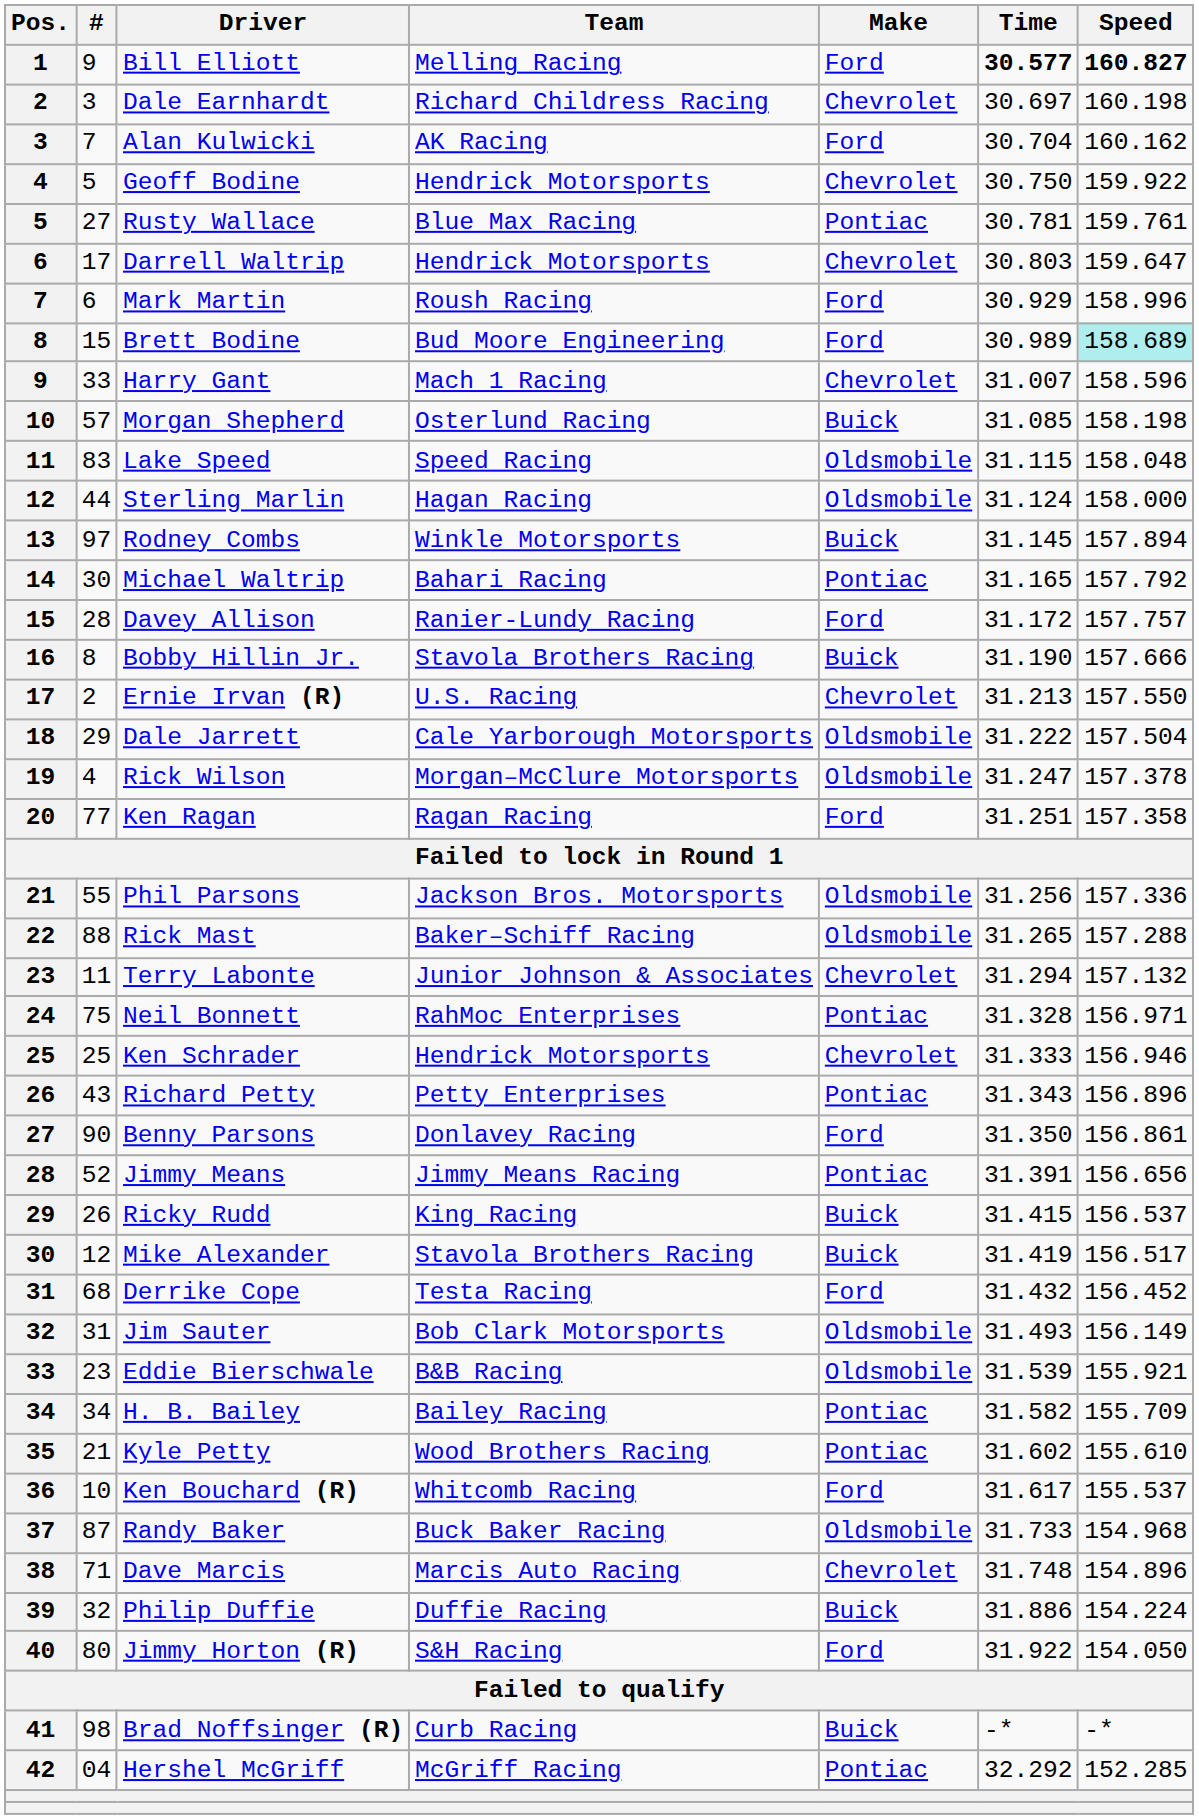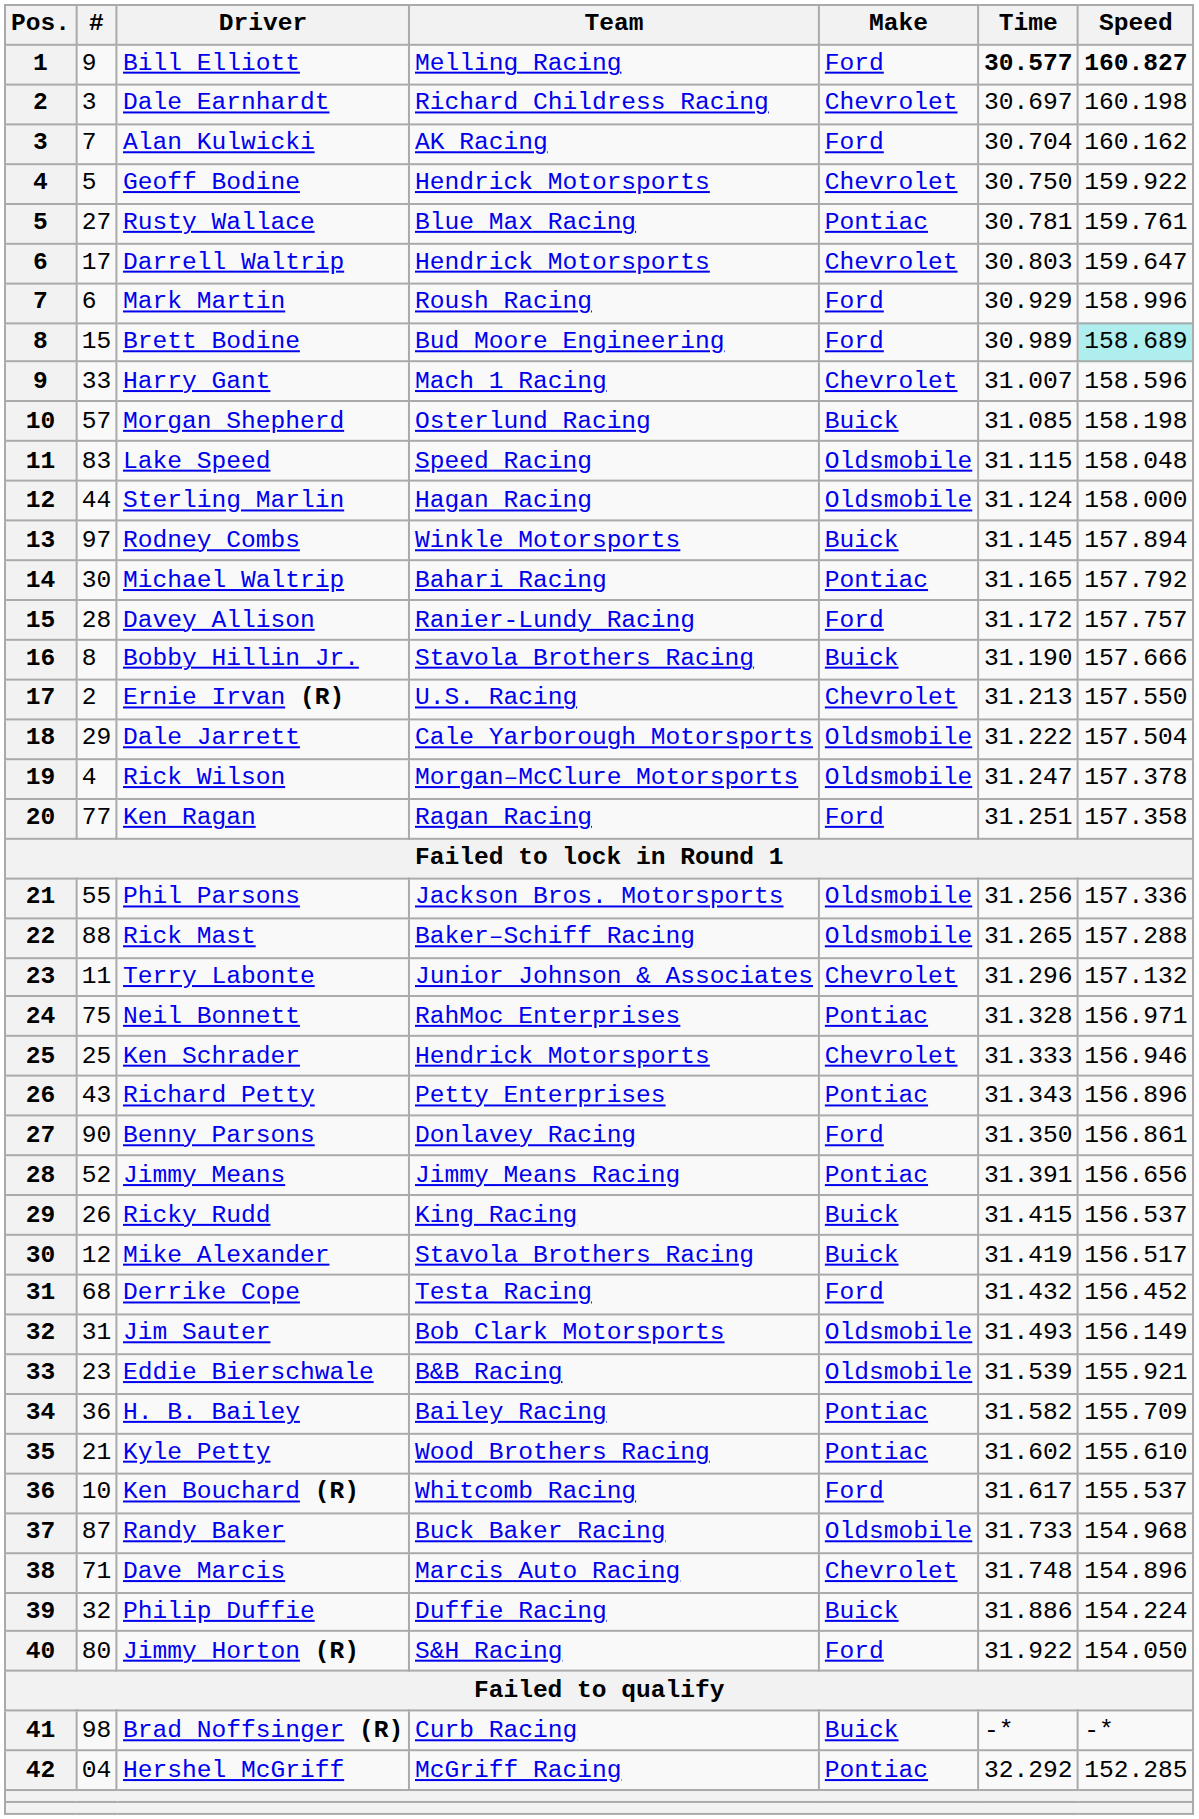(1028, 977) 31.294 -> (1028, 977) 31.296
(96, 1414) 34 -> (96, 1414) 36
